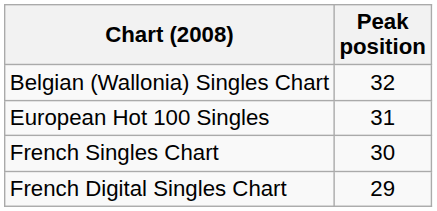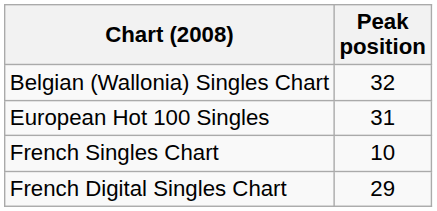(383, 152) 30 -> (383, 152) 10
